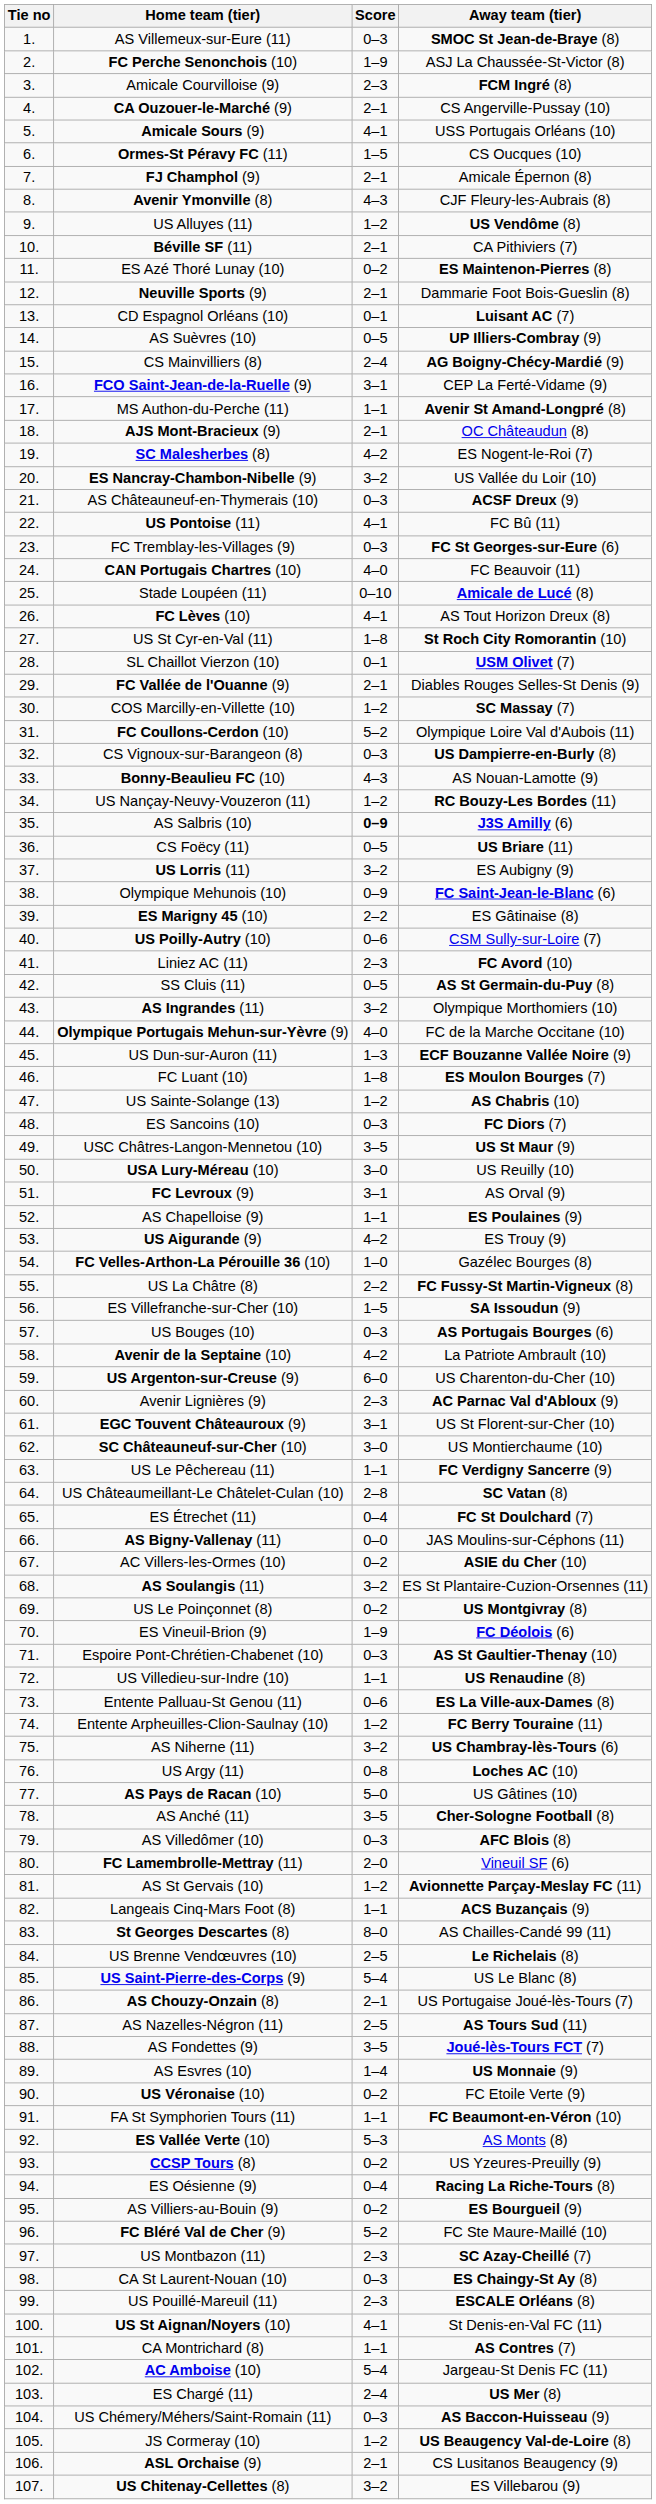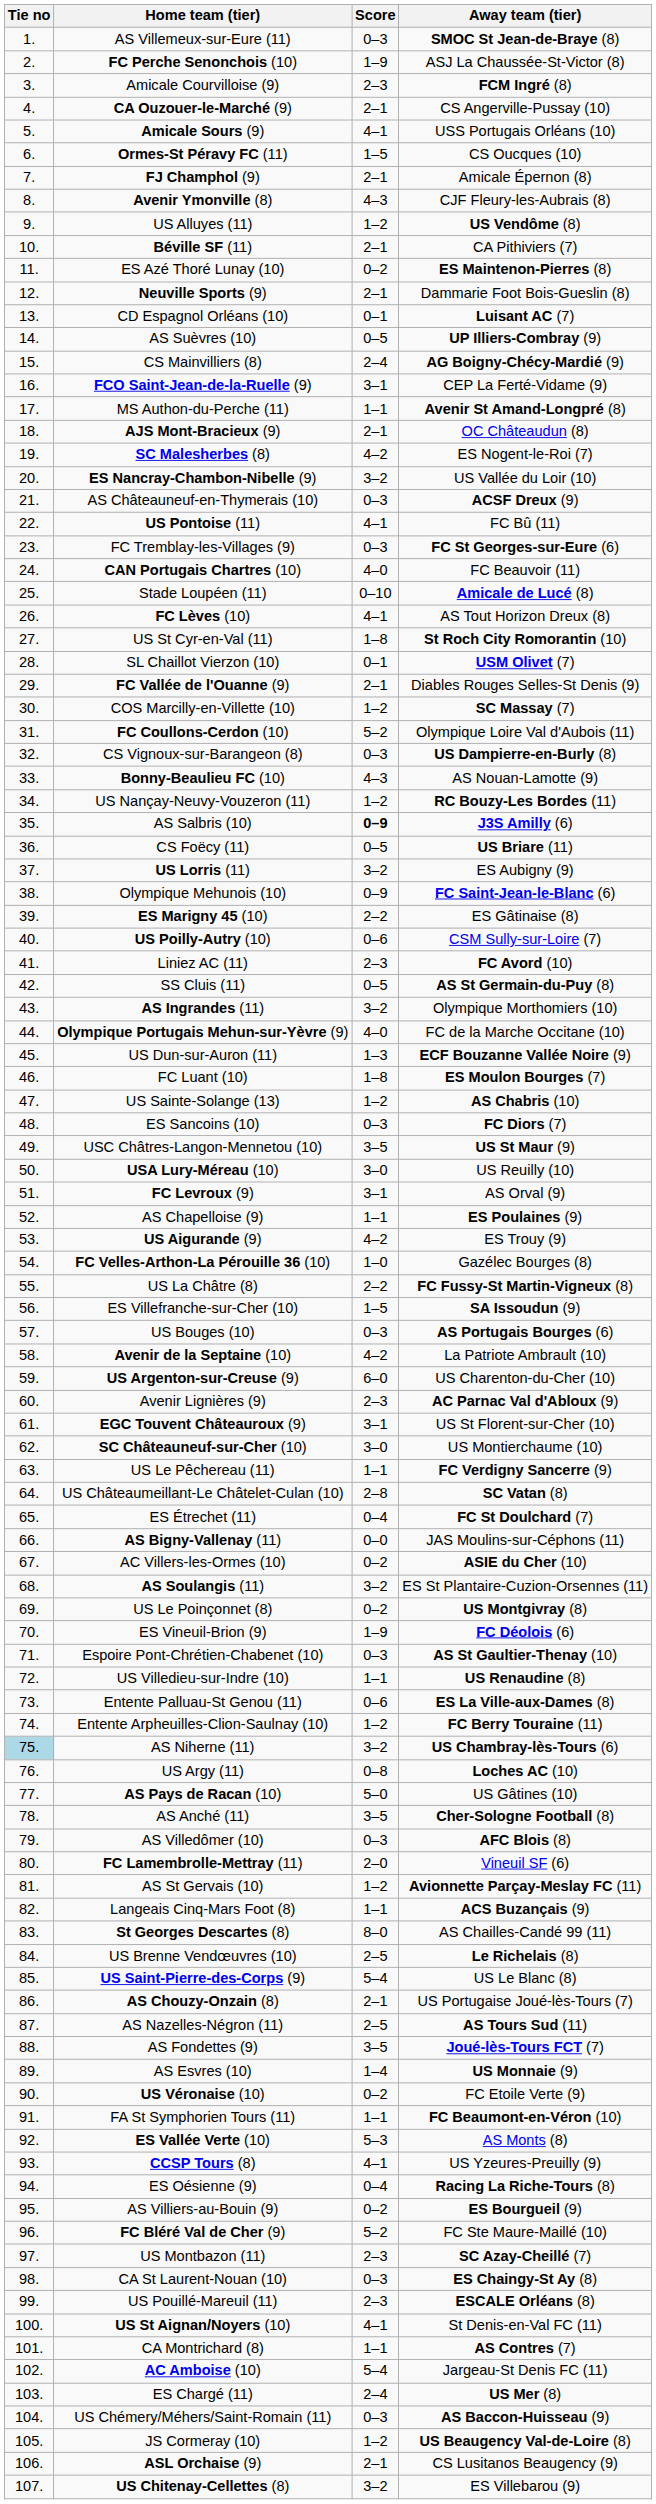(29, 1747) no background -> (29, 1747) lightblue background
(375, 2163) 0–2 -> (375, 2163) 4–1
